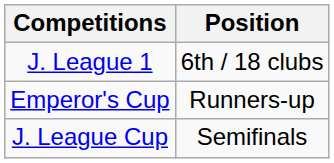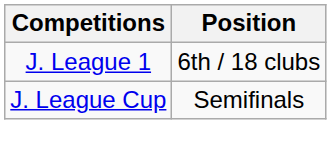- row: (90, 99)
